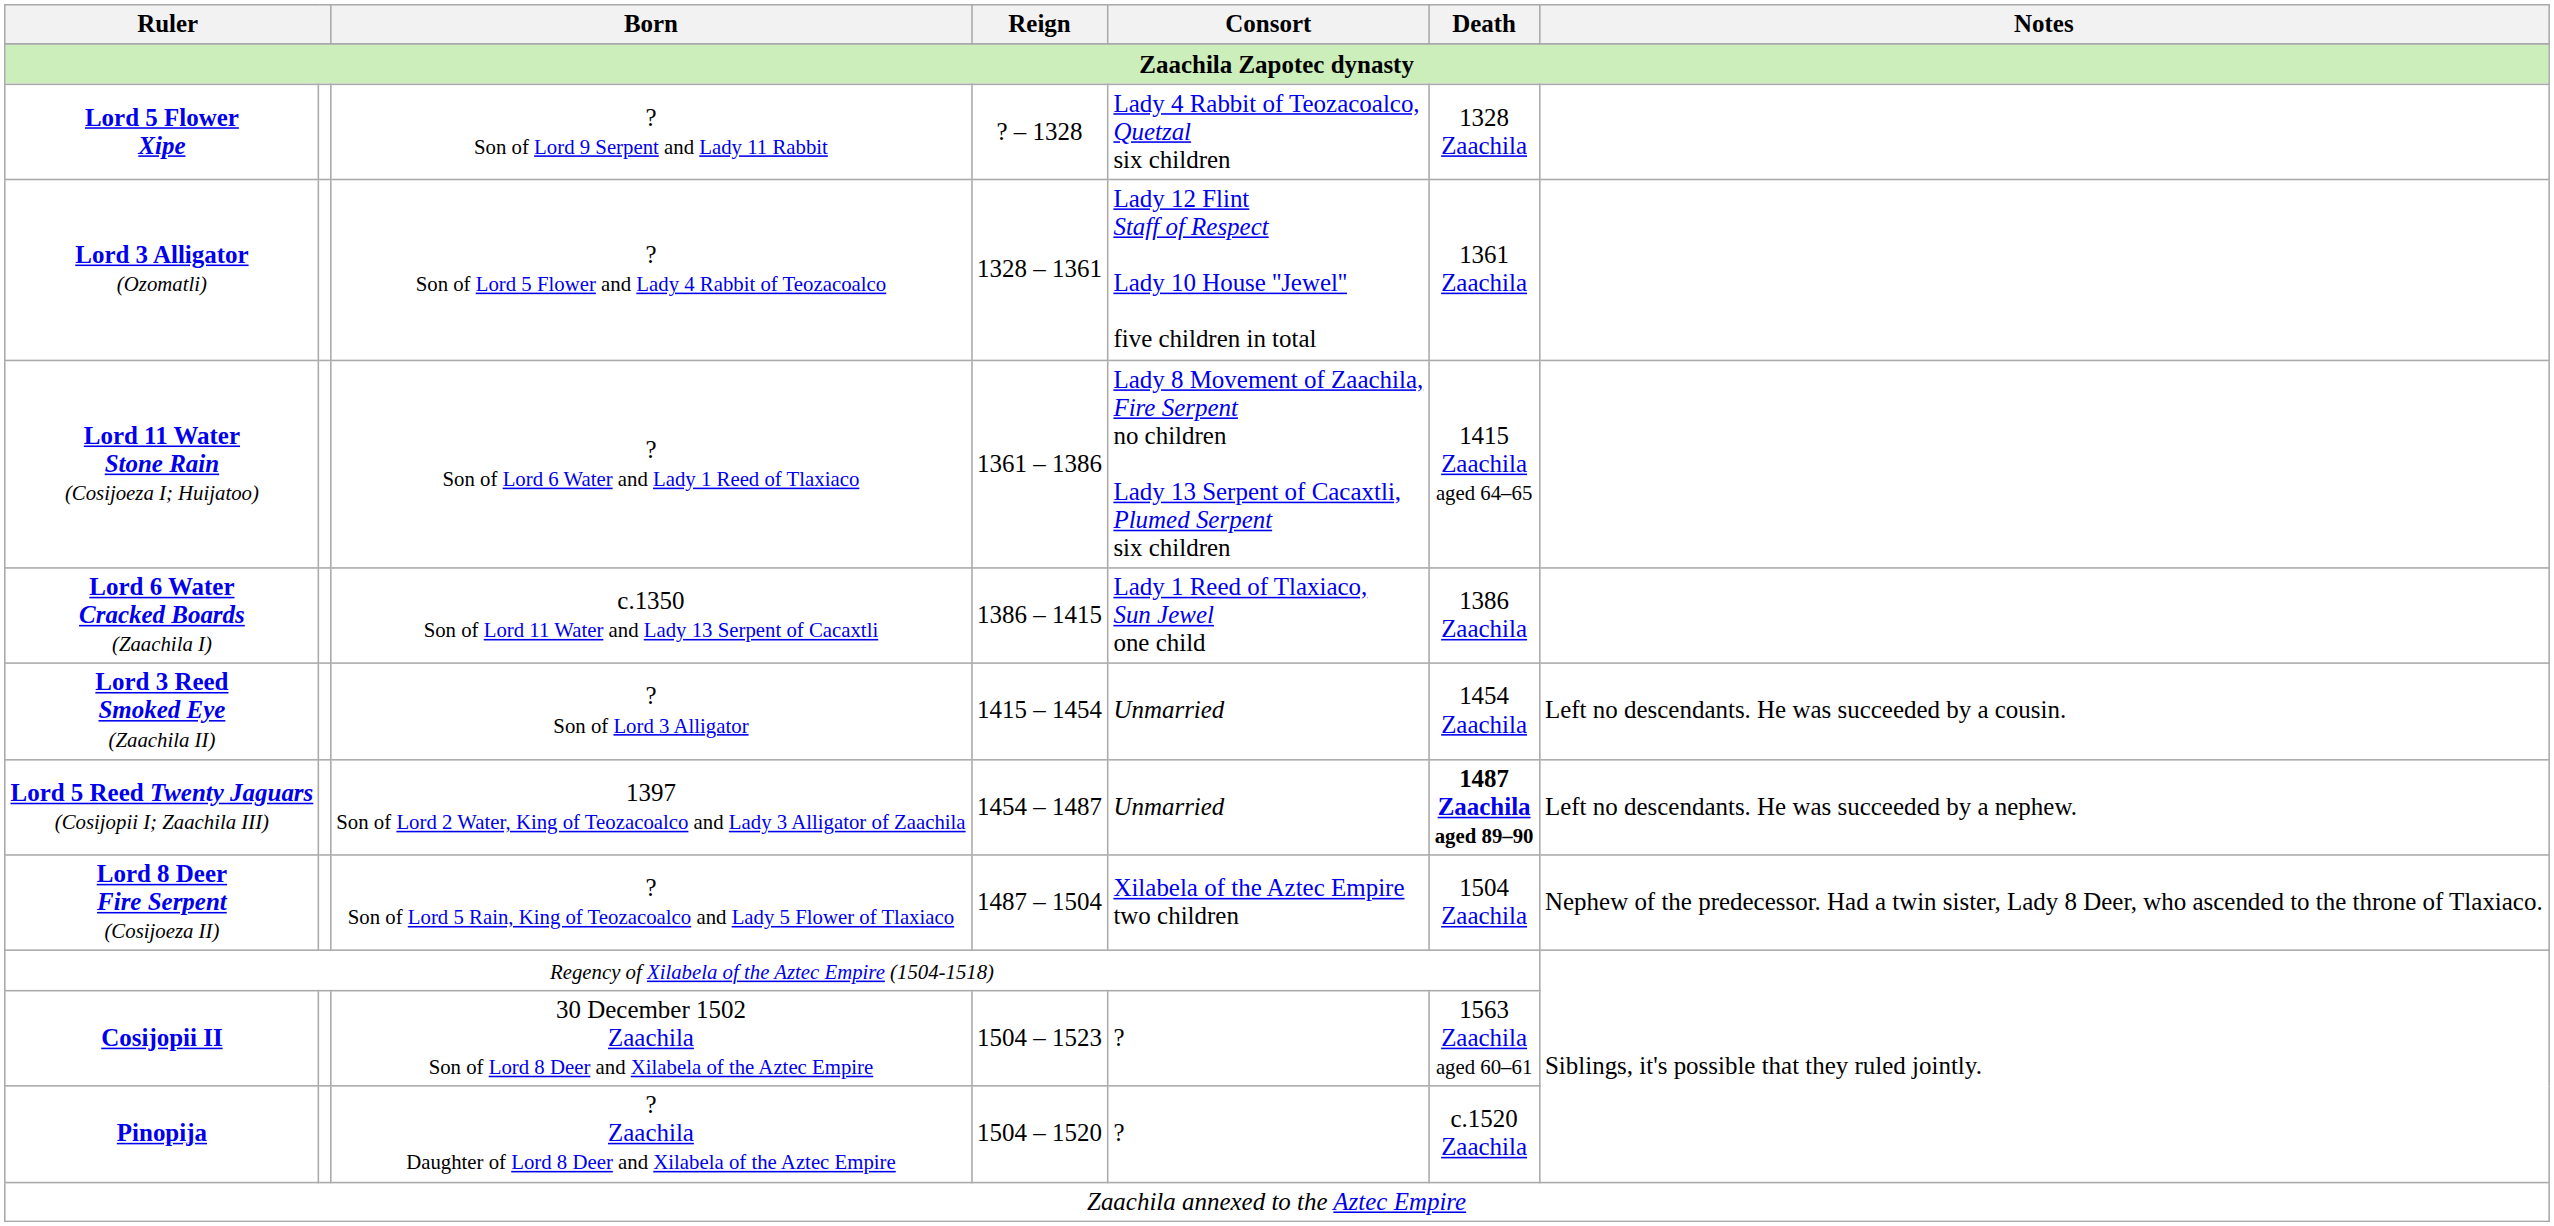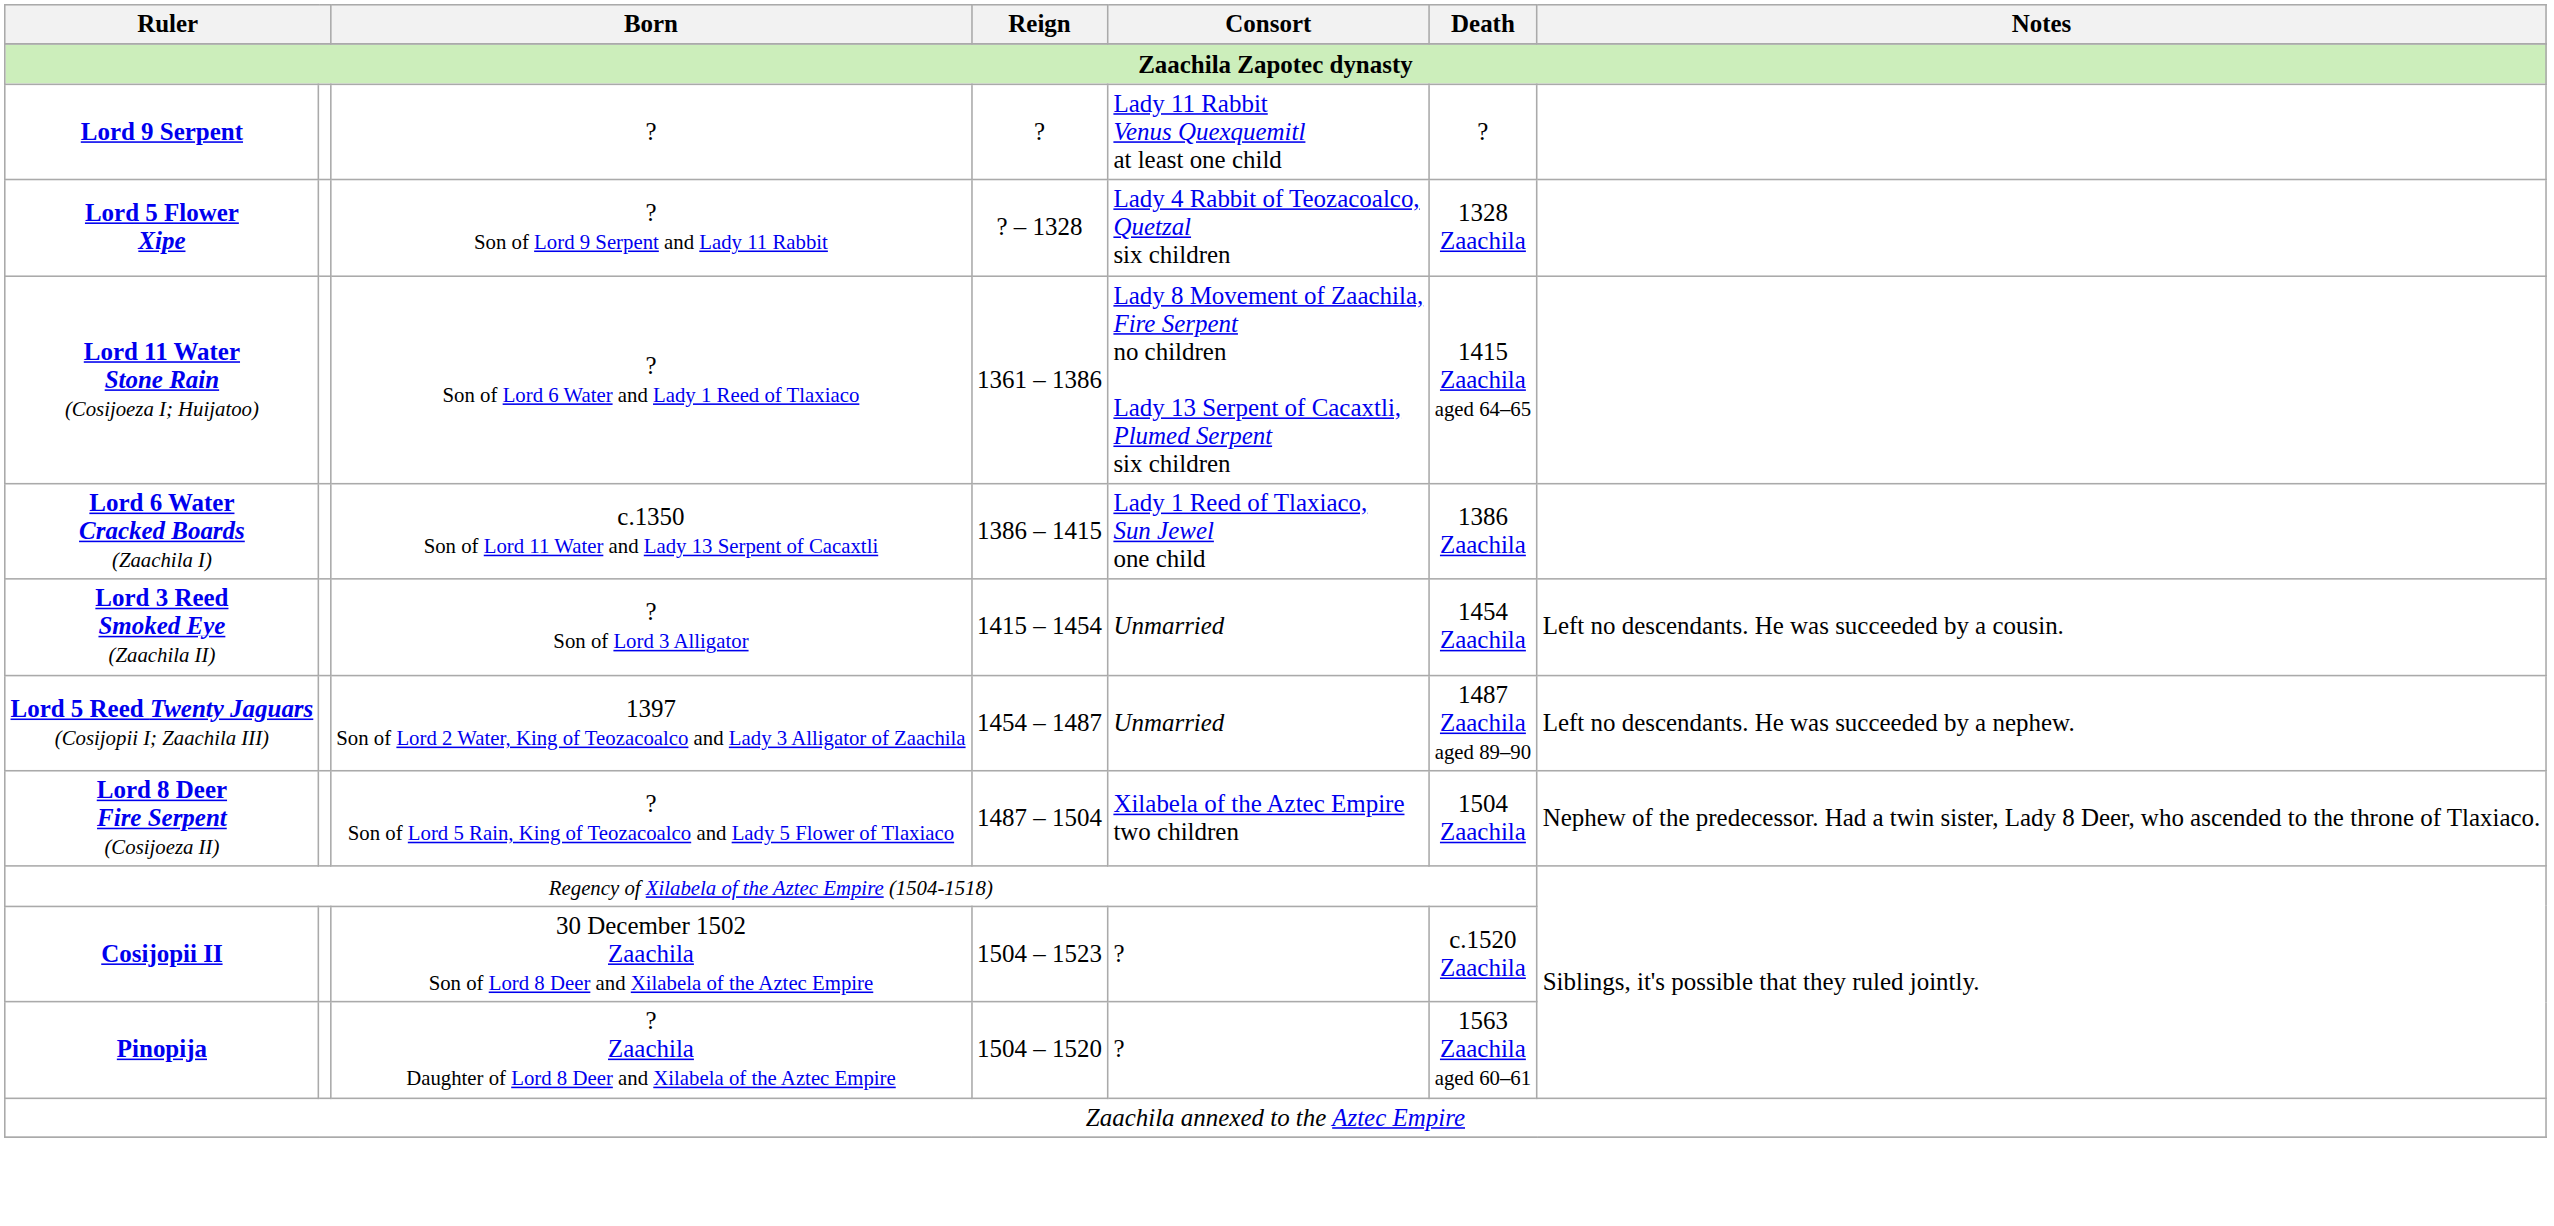+ row: (162, 131)
- row: (162, 269)
(1484, 806) bold -> (1483, 722) normal
(1484, 1037) 1563 Zaachila aged 60–61 -> (1483, 953) c.1520 Zaachila
(1484, 1133) c.1520 Zaachila -> (1483, 1049) 1563 Zaachila aged 60–61
